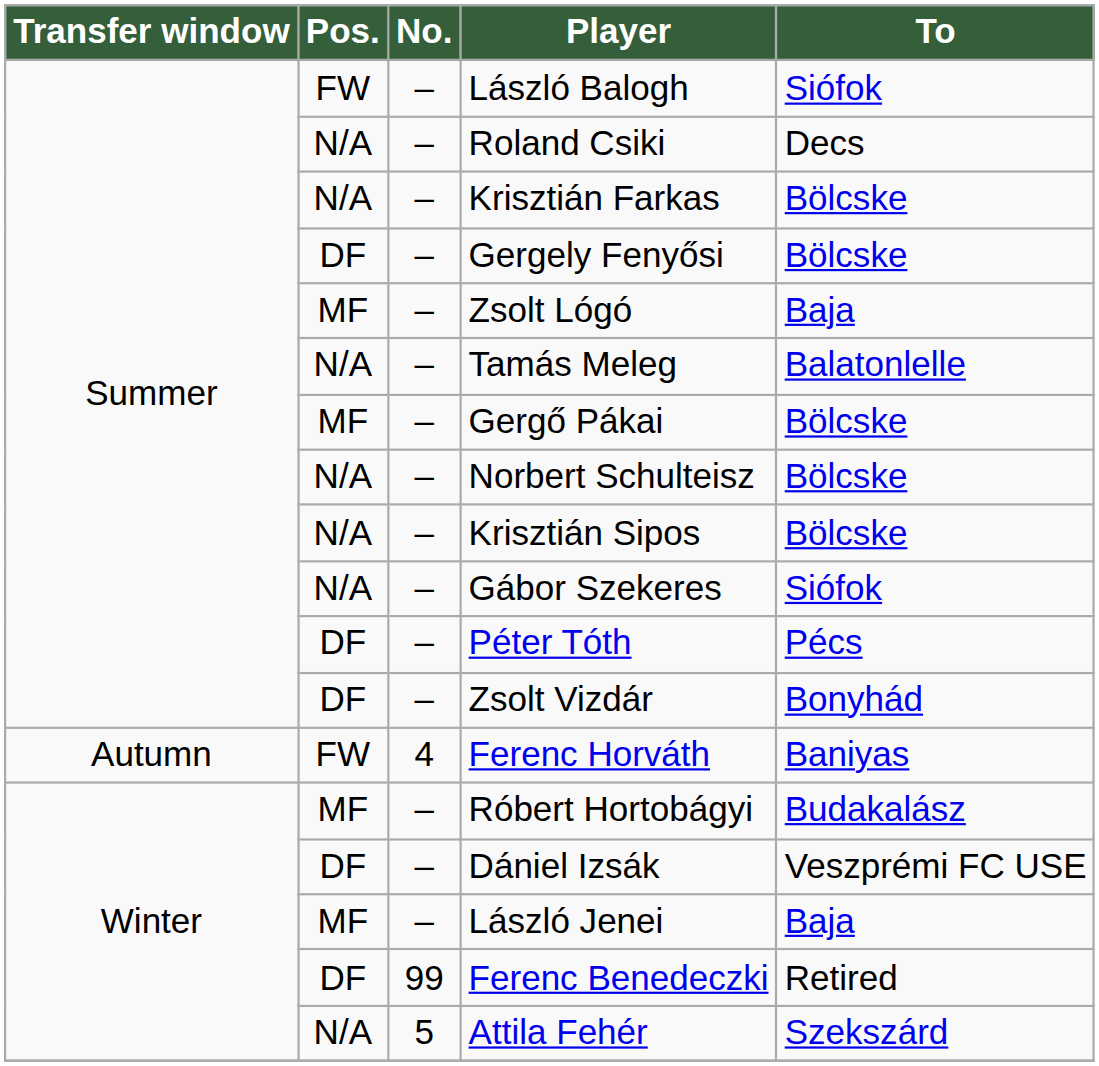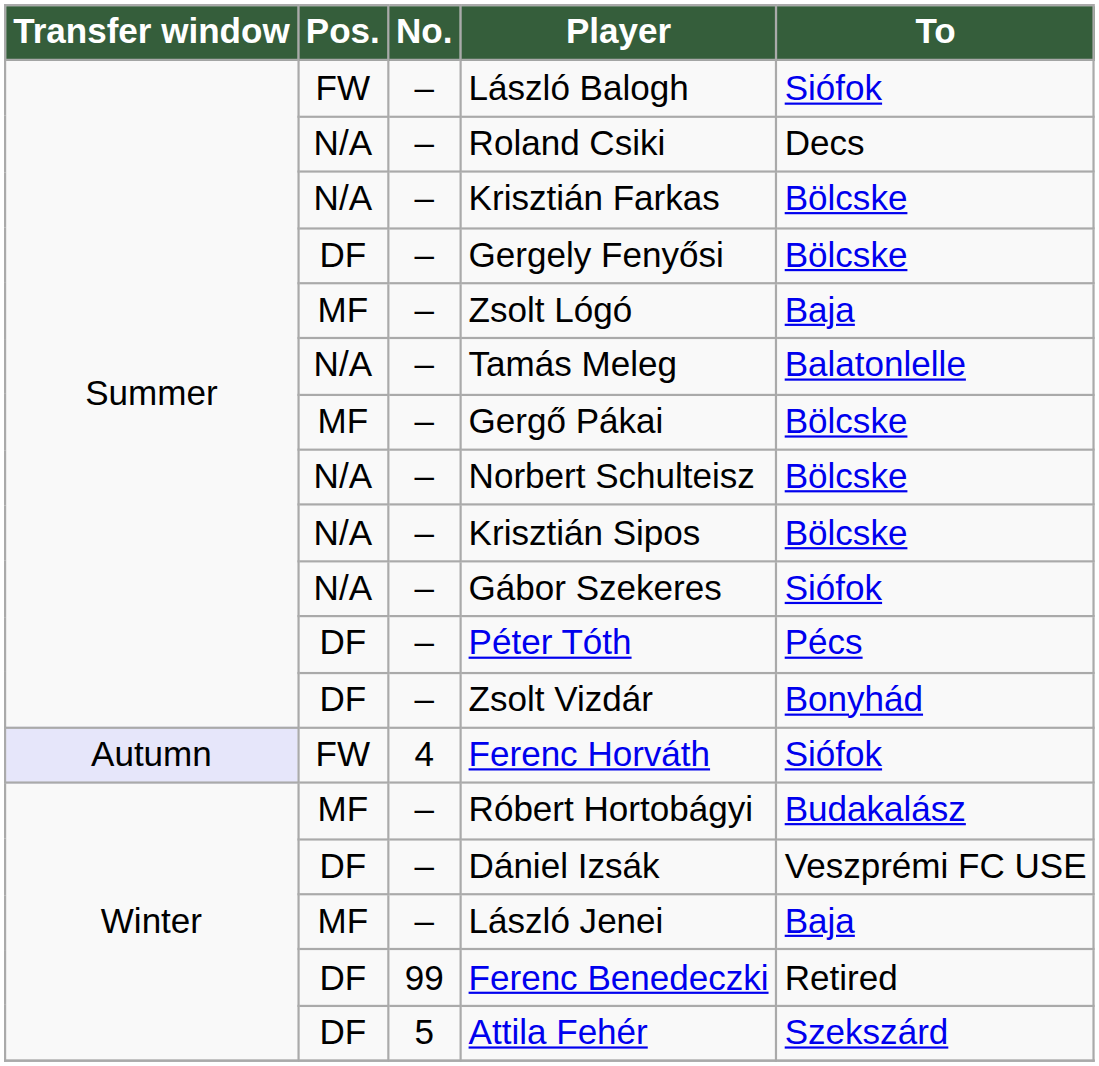(151, 754) no background -> (151, 754) lavender background
(847, 754) Baniyas -> (833, 754) Siófok
(343, 1032) N/A -> (343, 1032) DF
